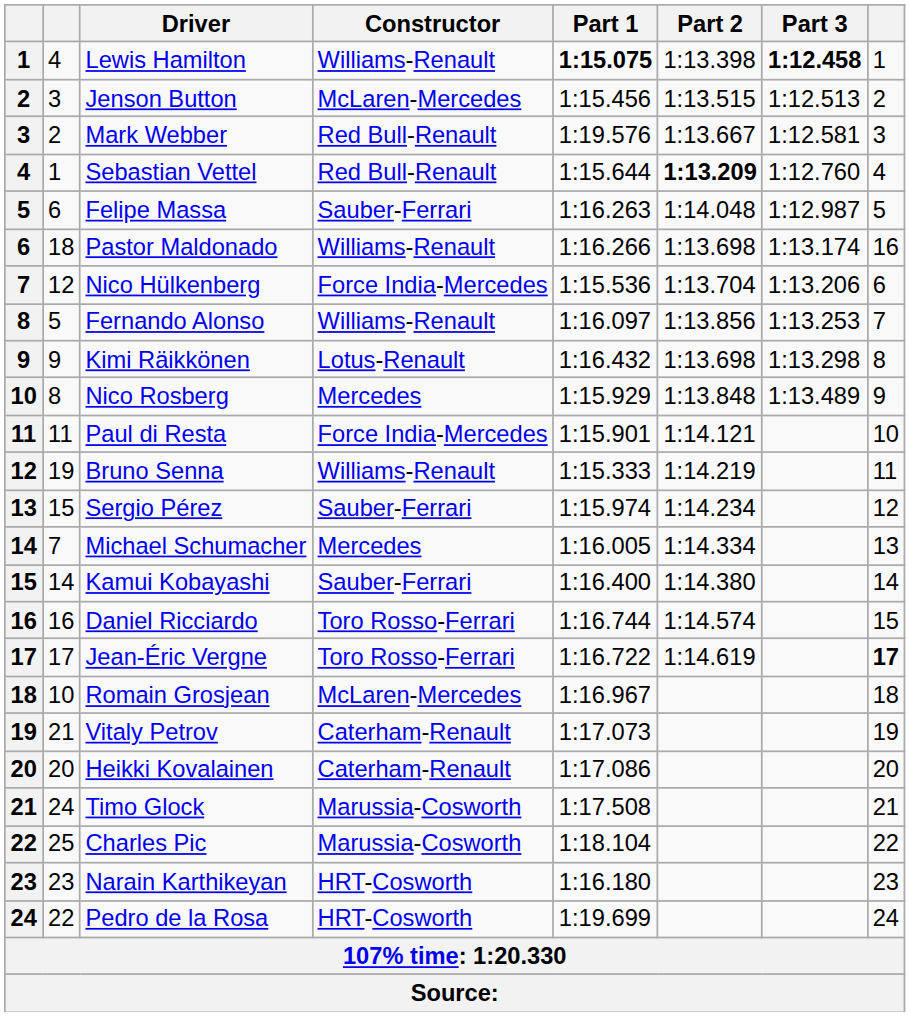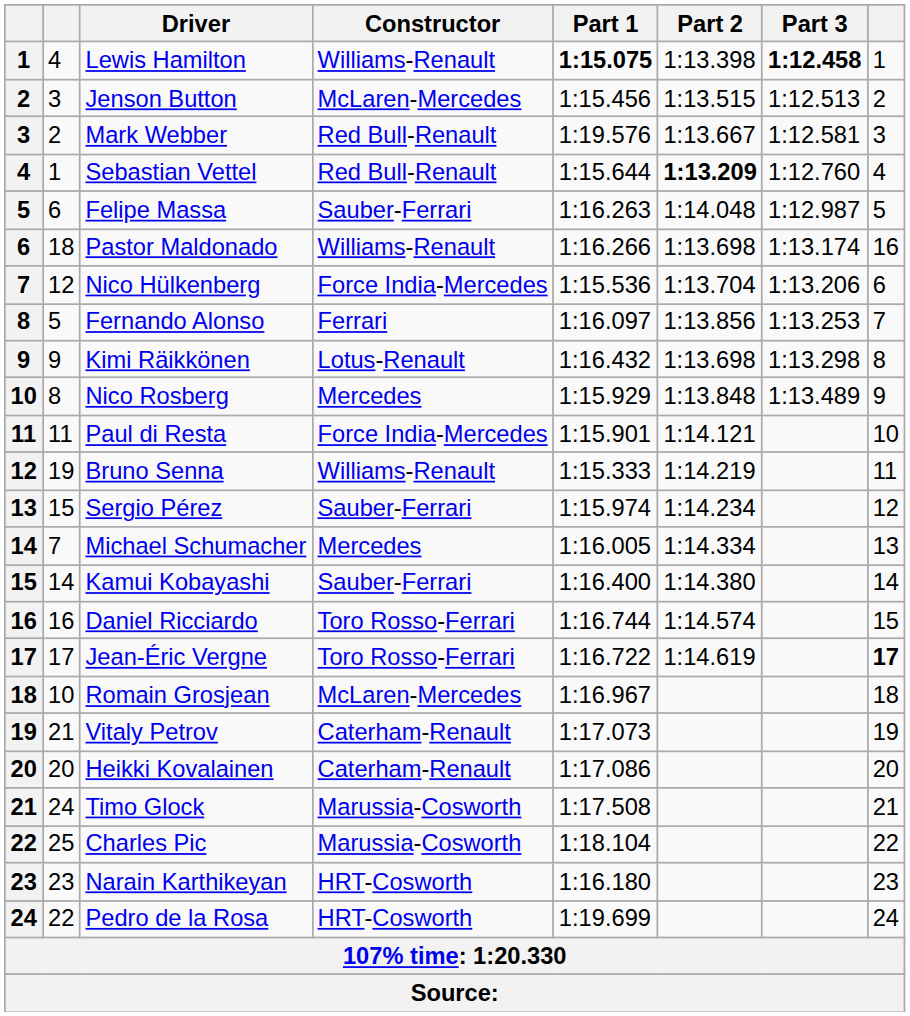(406, 322) Williams-Renault -> (352, 322) Ferrari
